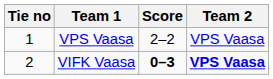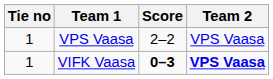(29, 62) 2 -> (29, 62) 1
